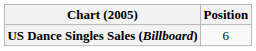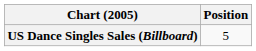(226, 35) 6 -> (226, 35) 5
